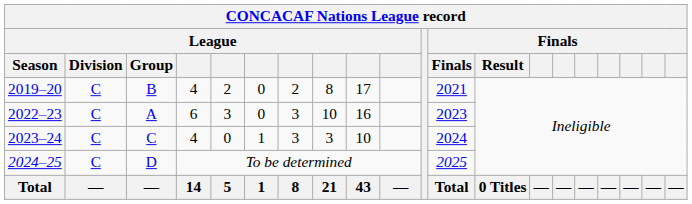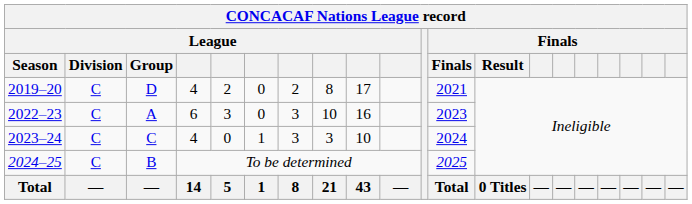(151, 89) B -> (151, 89) D
(151, 162) D -> (151, 162) B
